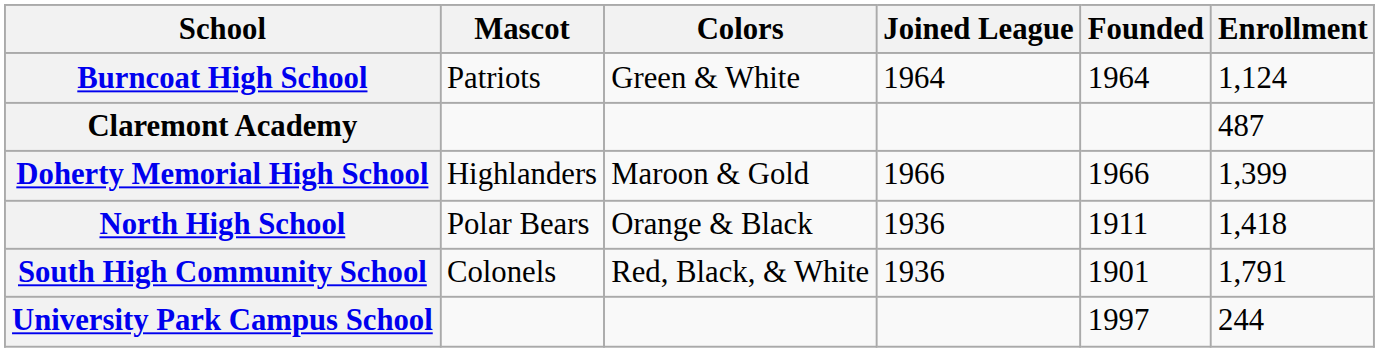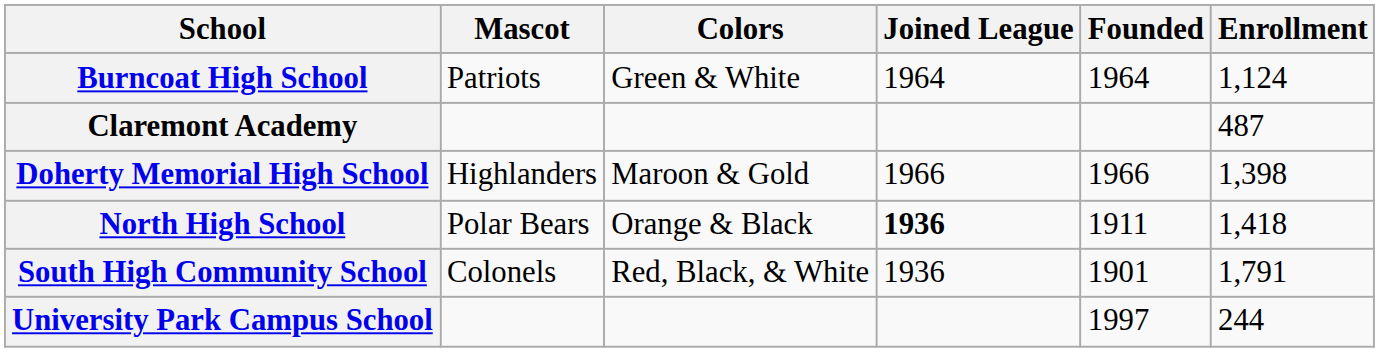(1253, 175) 1,399 -> (1253, 175) 1,398
(914, 223) normal -> (914, 223) bold
